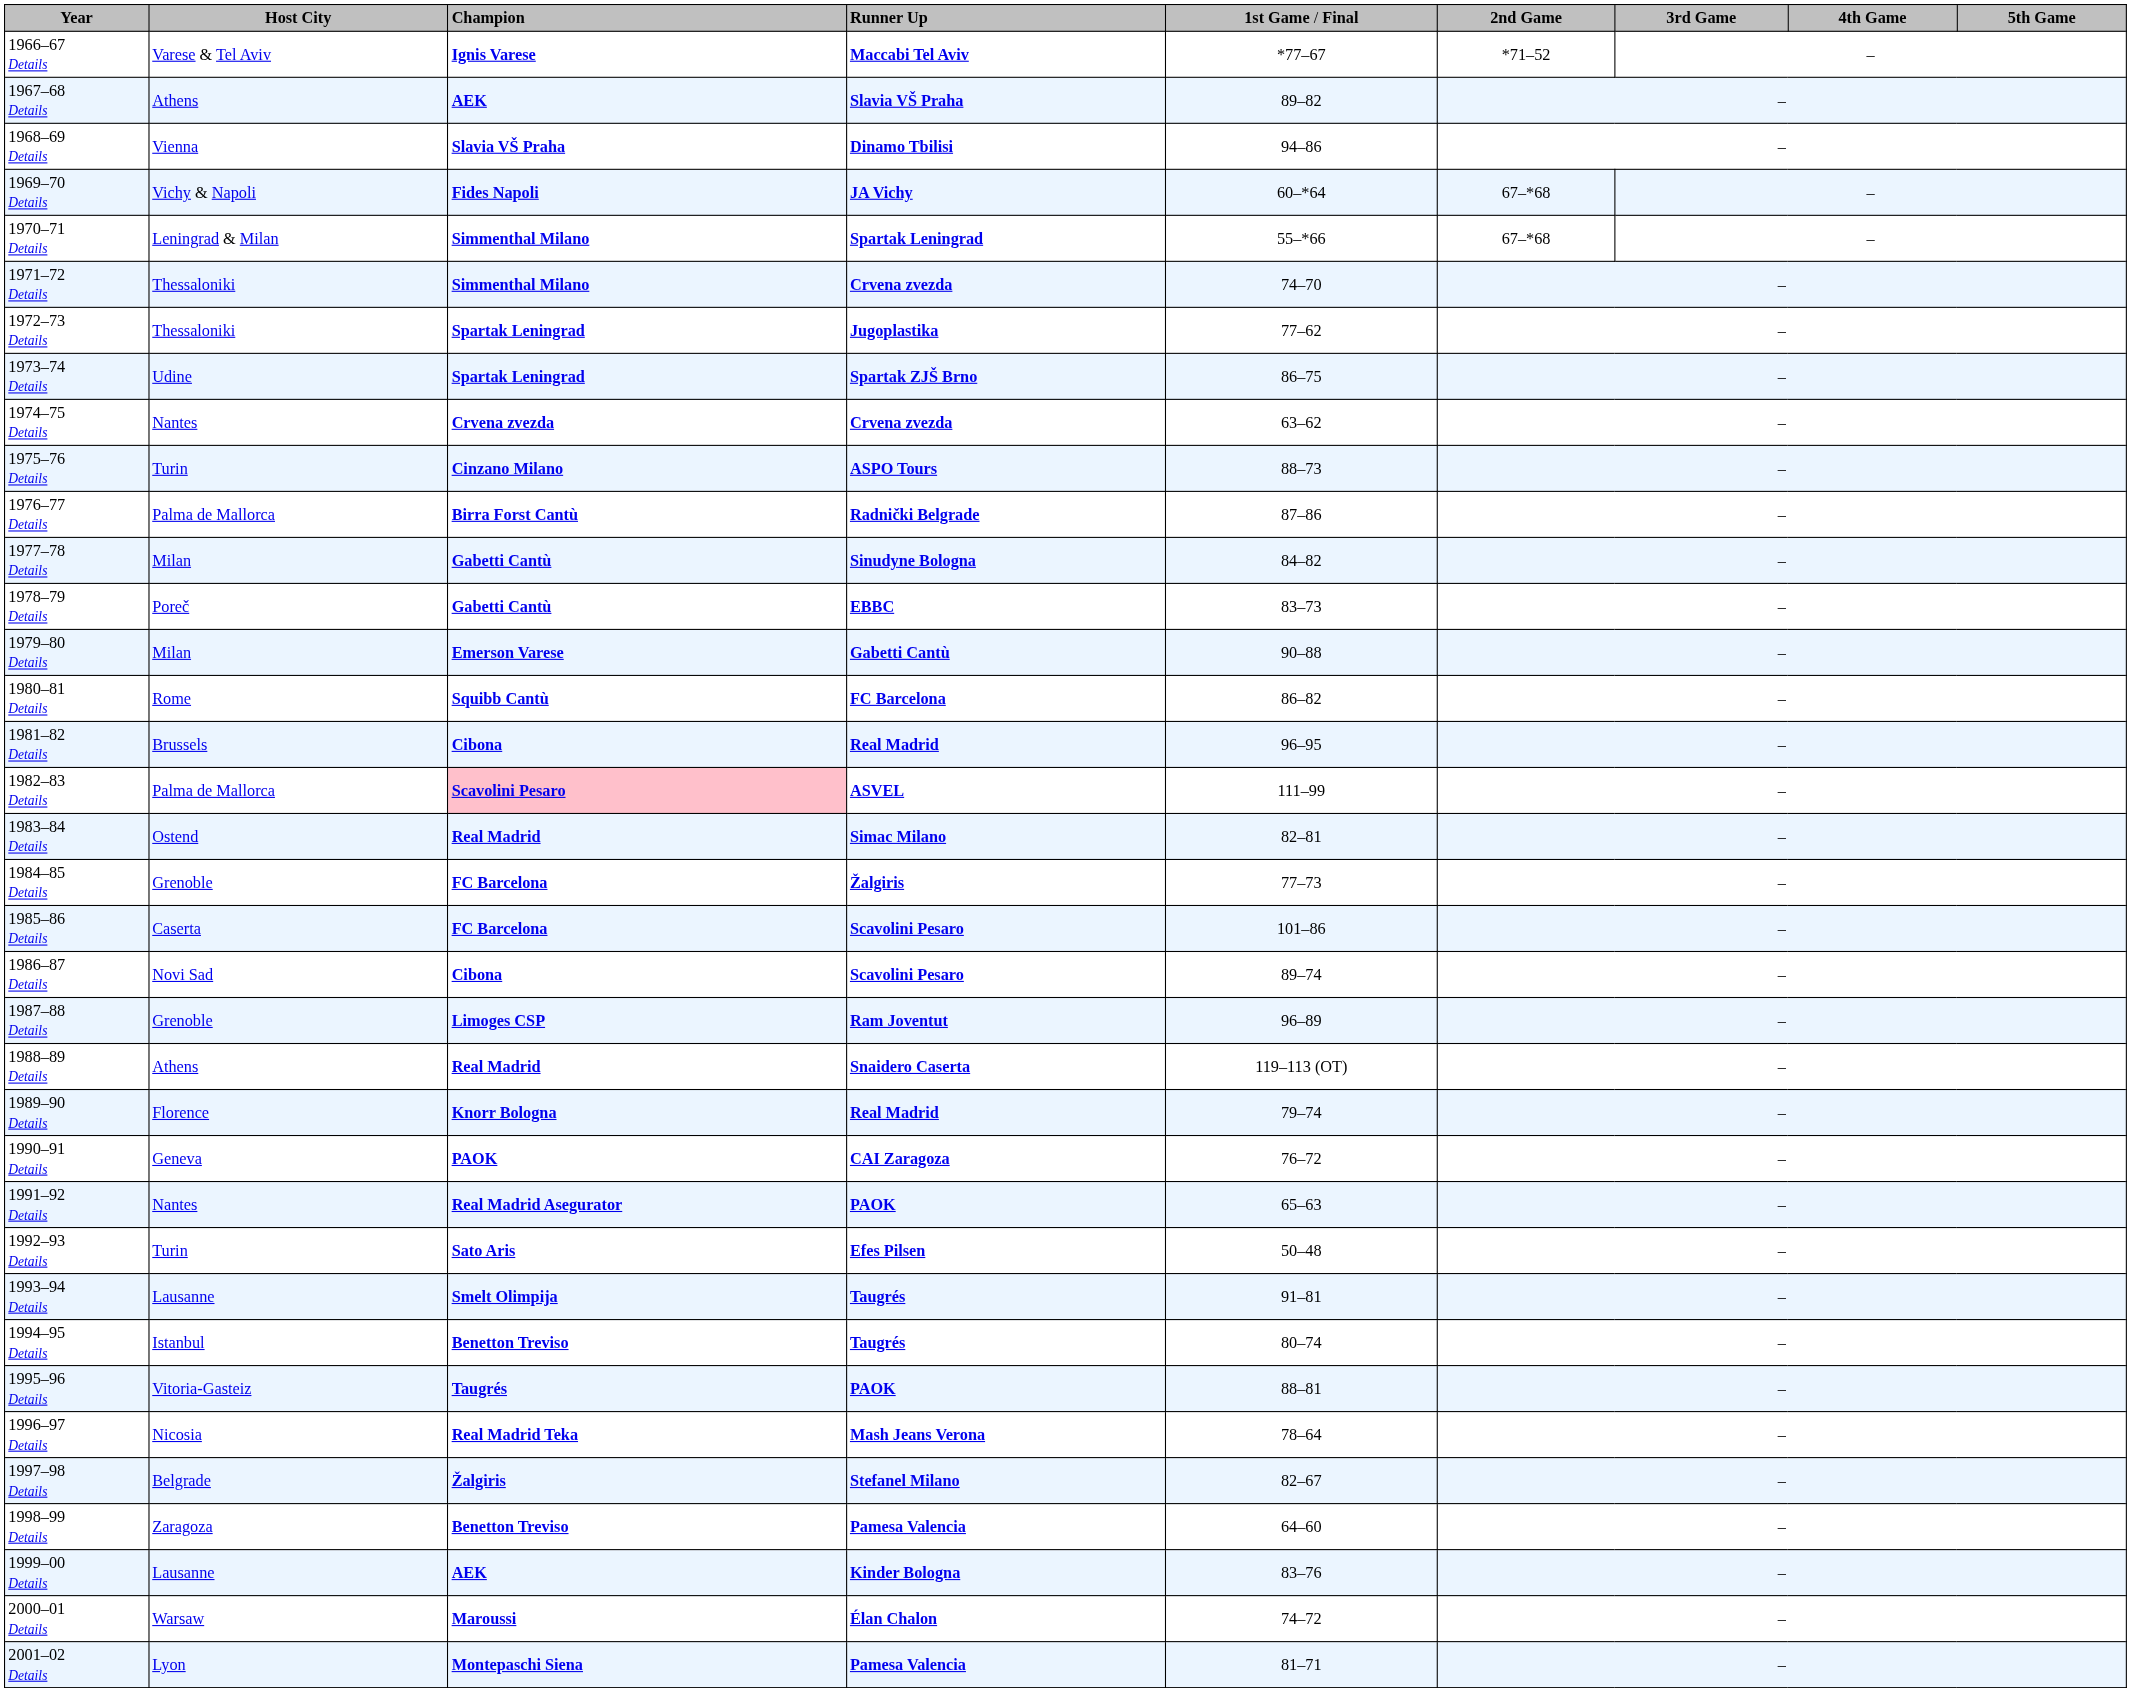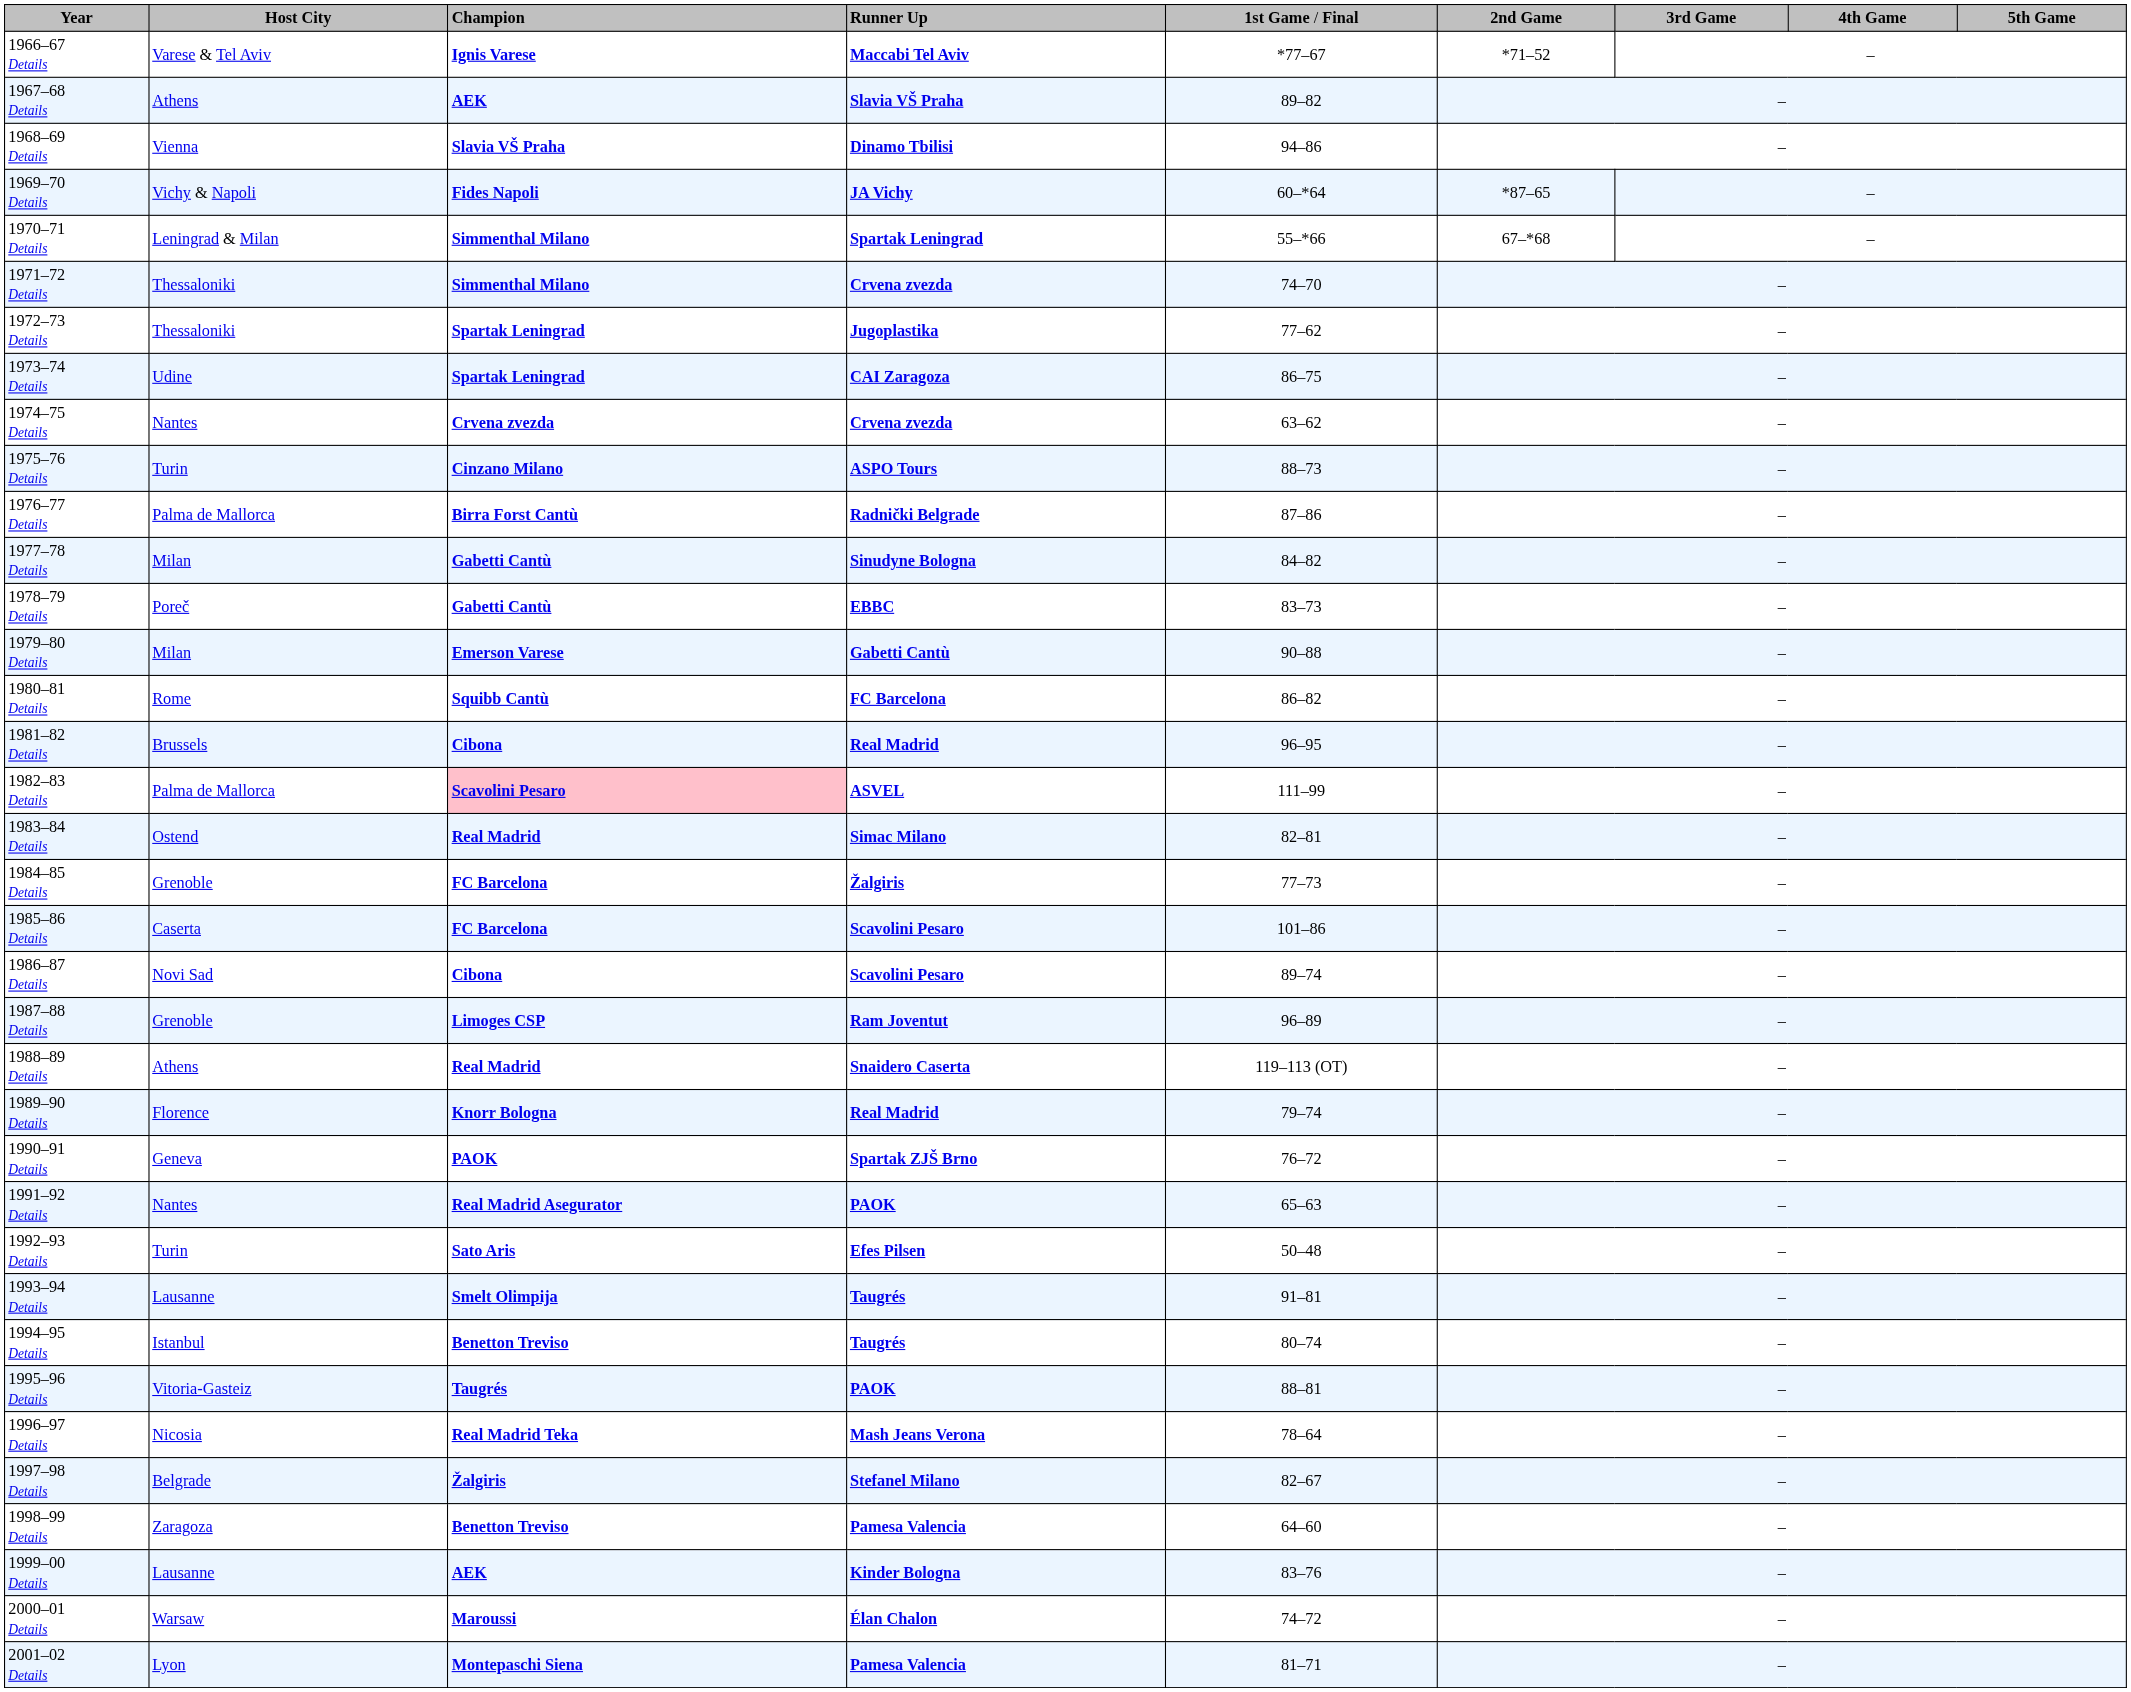(1526, 192) 67–*68 -> (1526, 192) *87–65
(914, 376) Spartak ZJŠ Brno -> (900, 376) CAI Zaragoza
(900, 1158) CAI Zaragoza -> (914, 1158) Spartak ZJŠ Brno
